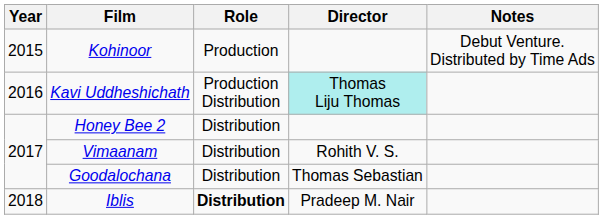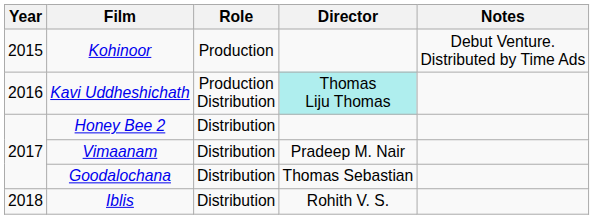(357, 151) Rohith V. S. -> (348, 151) Pradeep M. Nair
(241, 201) bold -> (236, 201) normal
(357, 201) Pradeep M. Nair -> (348, 201) Rohith V. S.
